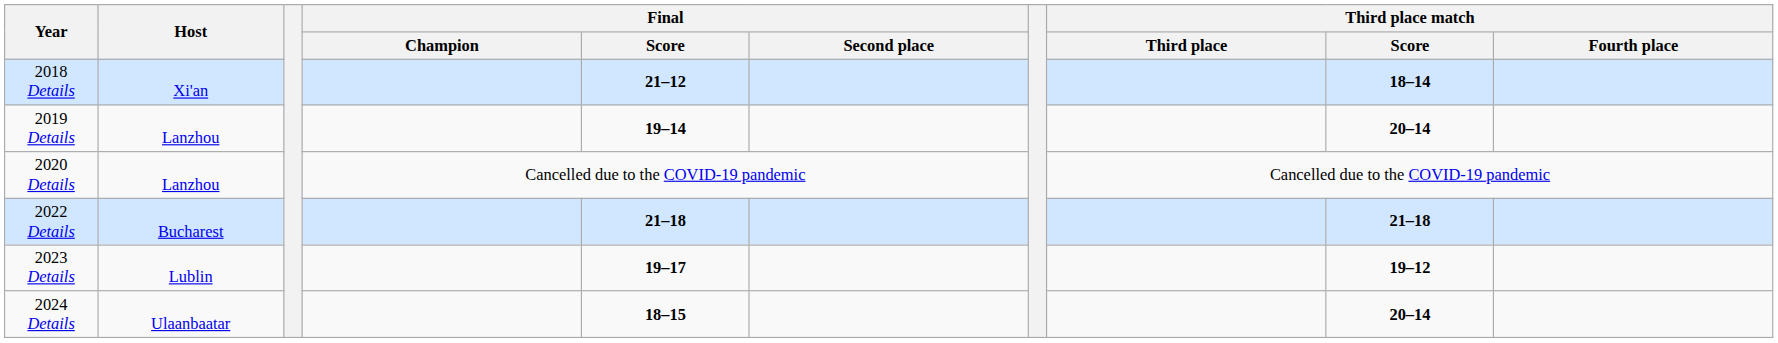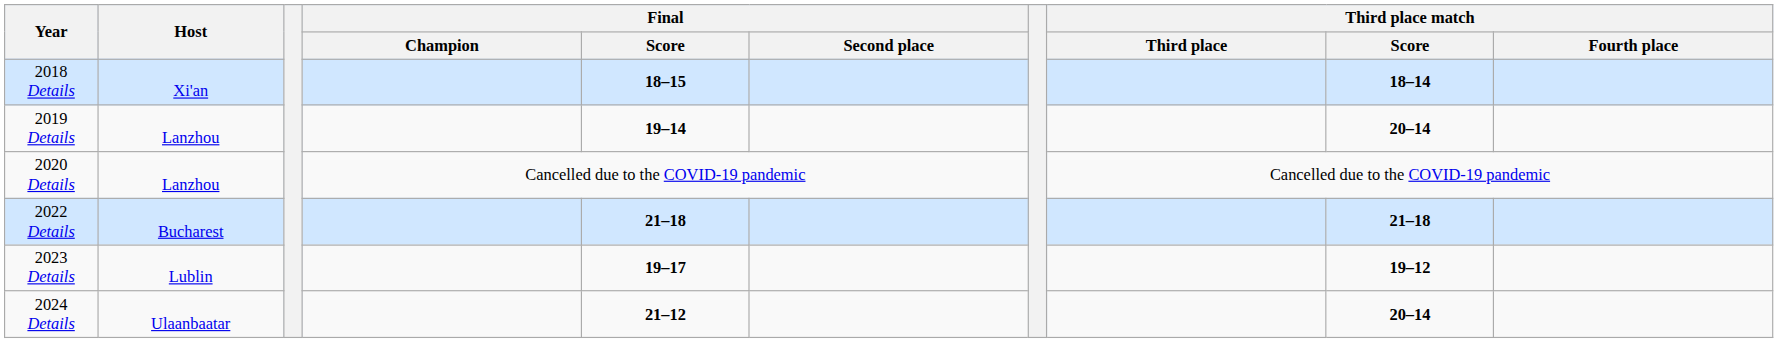(665, 82) 21–12 -> (665, 82) 18–15
(665, 314) 18–15 -> (665, 314) 21–12
